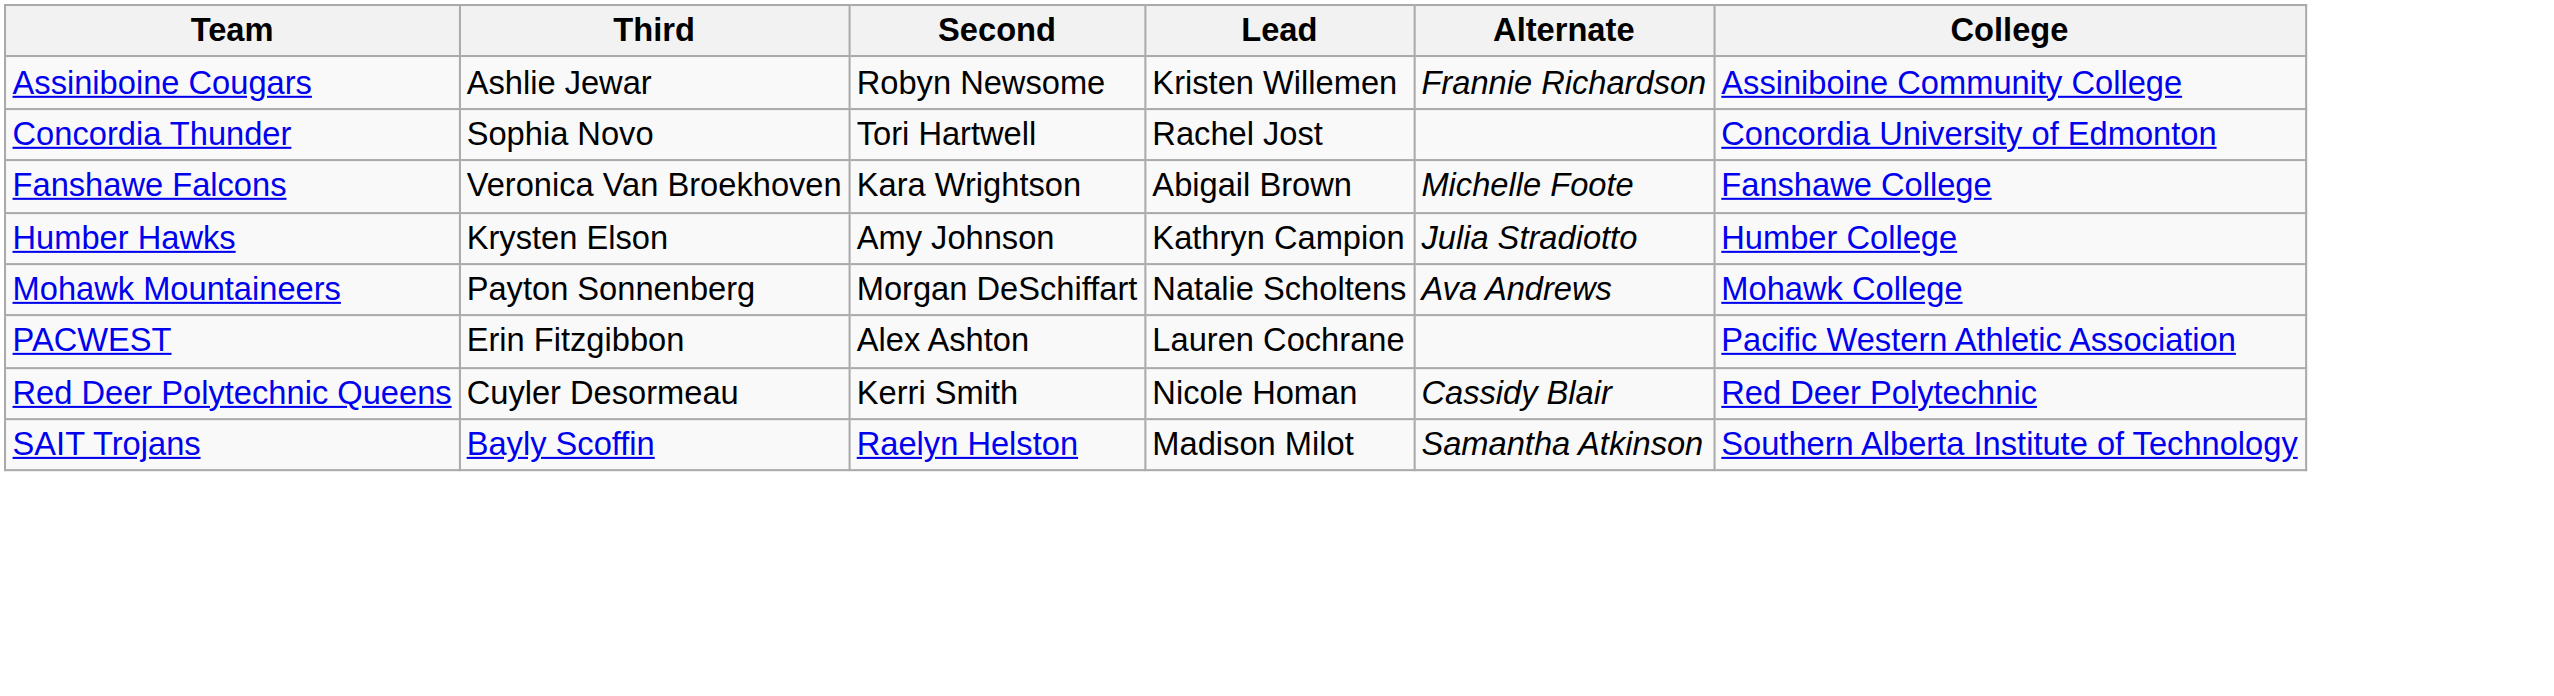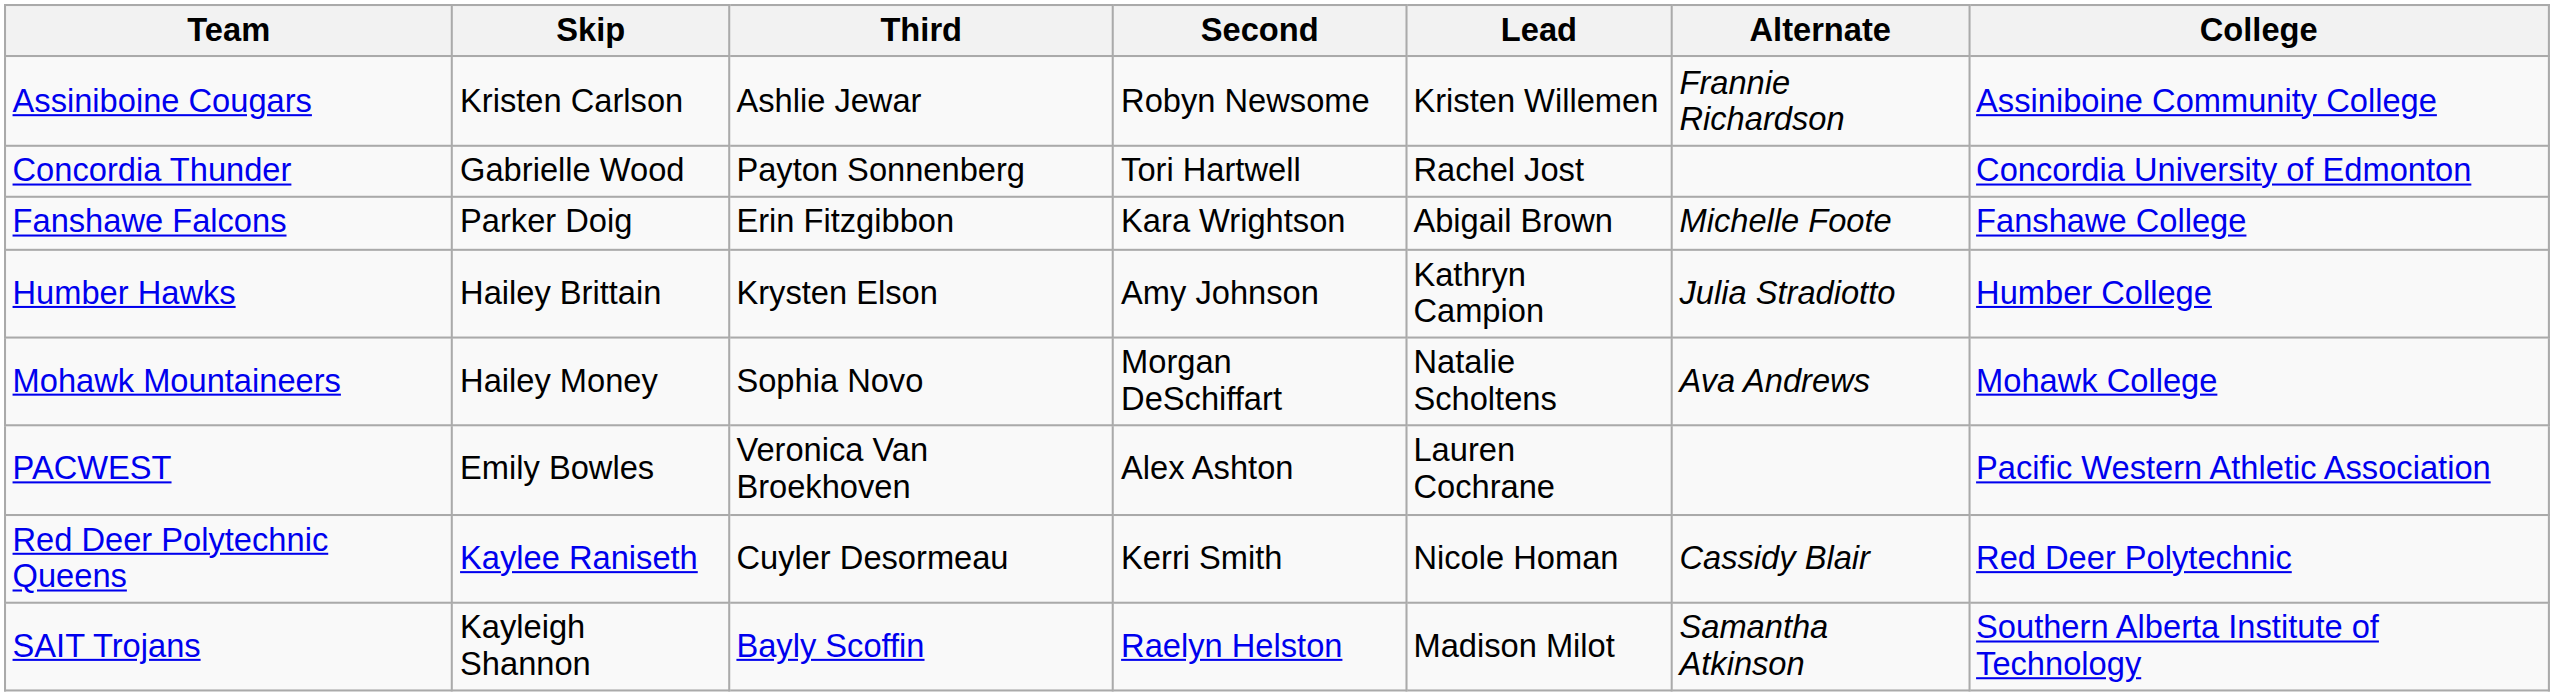+ column: (591, 30)
(560, 133) Sophia Novo -> (881, 170) Payton Sonnenberg
(654, 185) Veronica Van Broekhoven -> (845, 222) Erin Fitzgibbon
(611, 289) Payton Sonnenberg -> (830, 381) Sophia Novo
(576, 340) Erin Fitzgibbon -> (832, 469) Veronica Van Broekhoven
